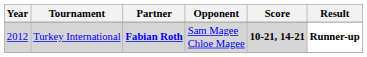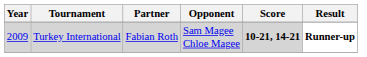(18, 37) 2012 -> (18, 37) 2009
(154, 37) bold -> (152, 37) normal
